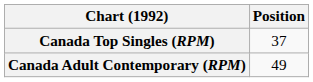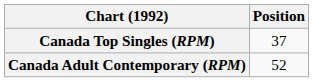(279, 64) 49 -> (279, 64) 52
